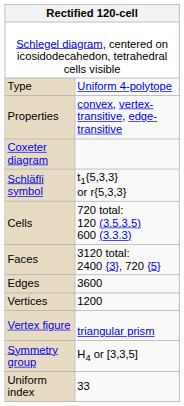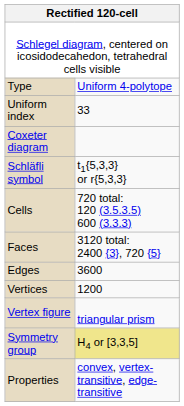rows swapped: (27, 386) <-> (33, 117)
(108, 356) no background -> (108, 343) khaki background
